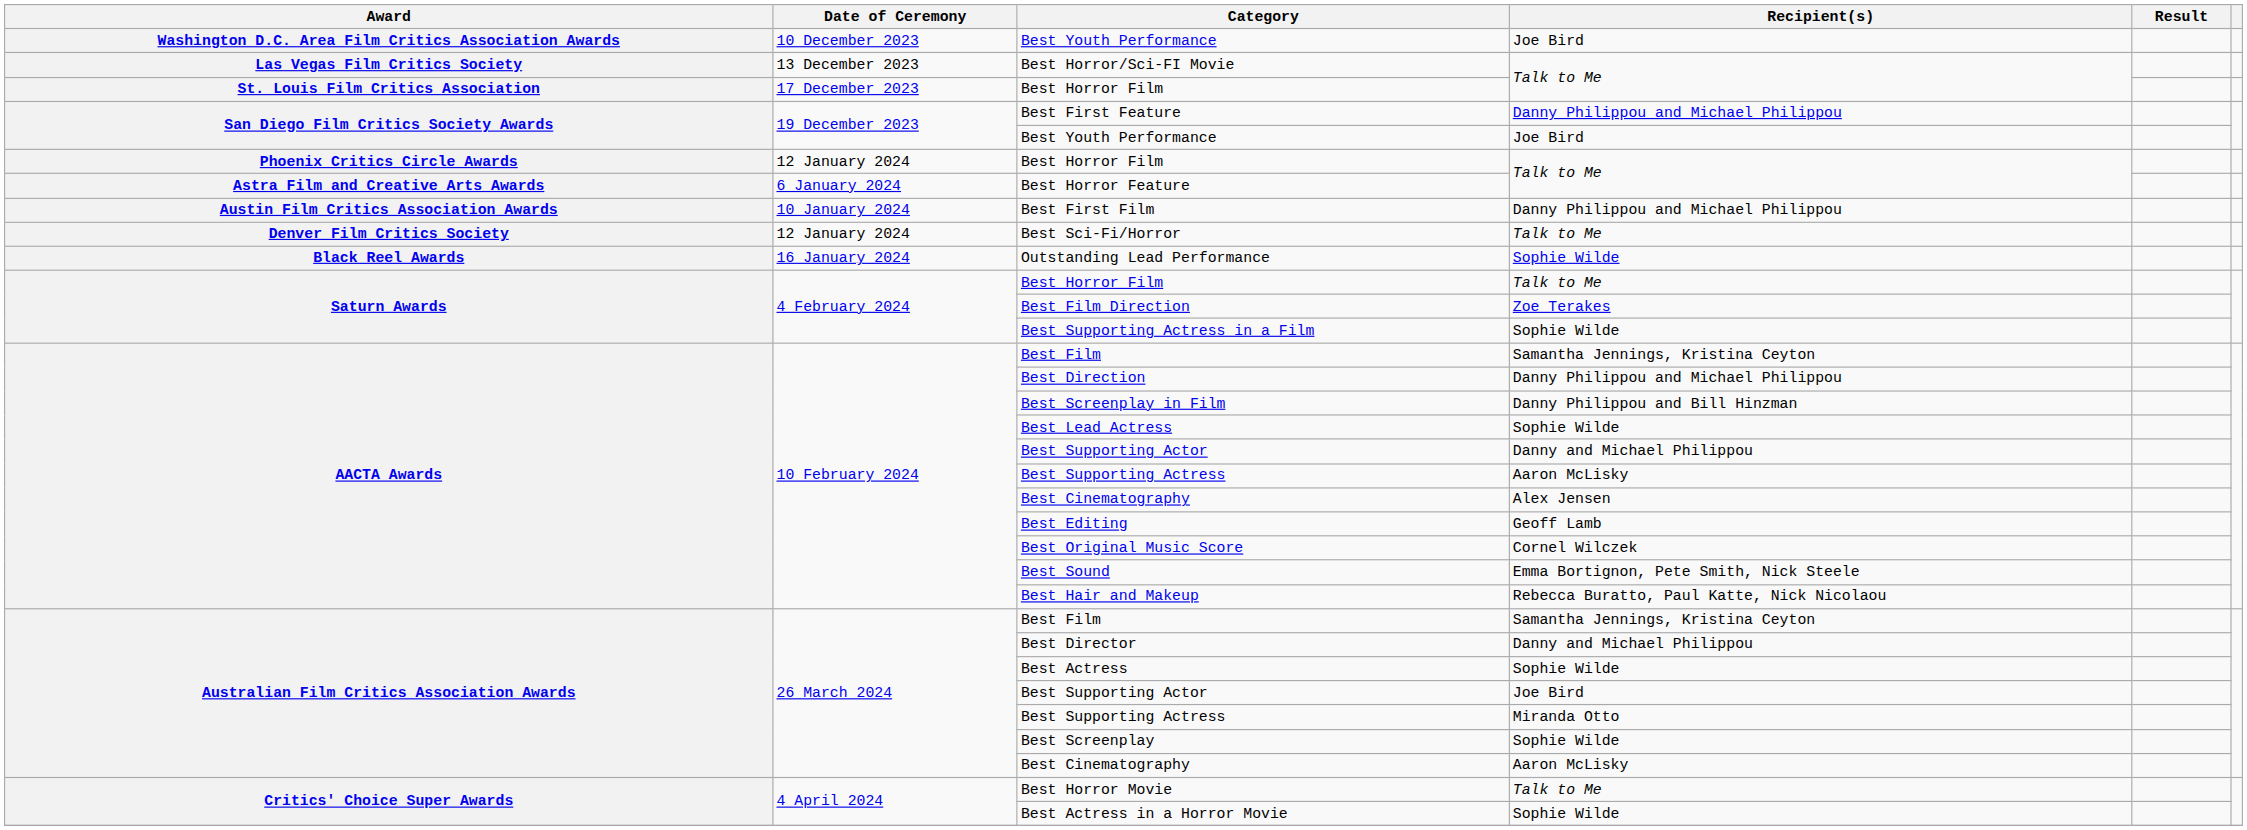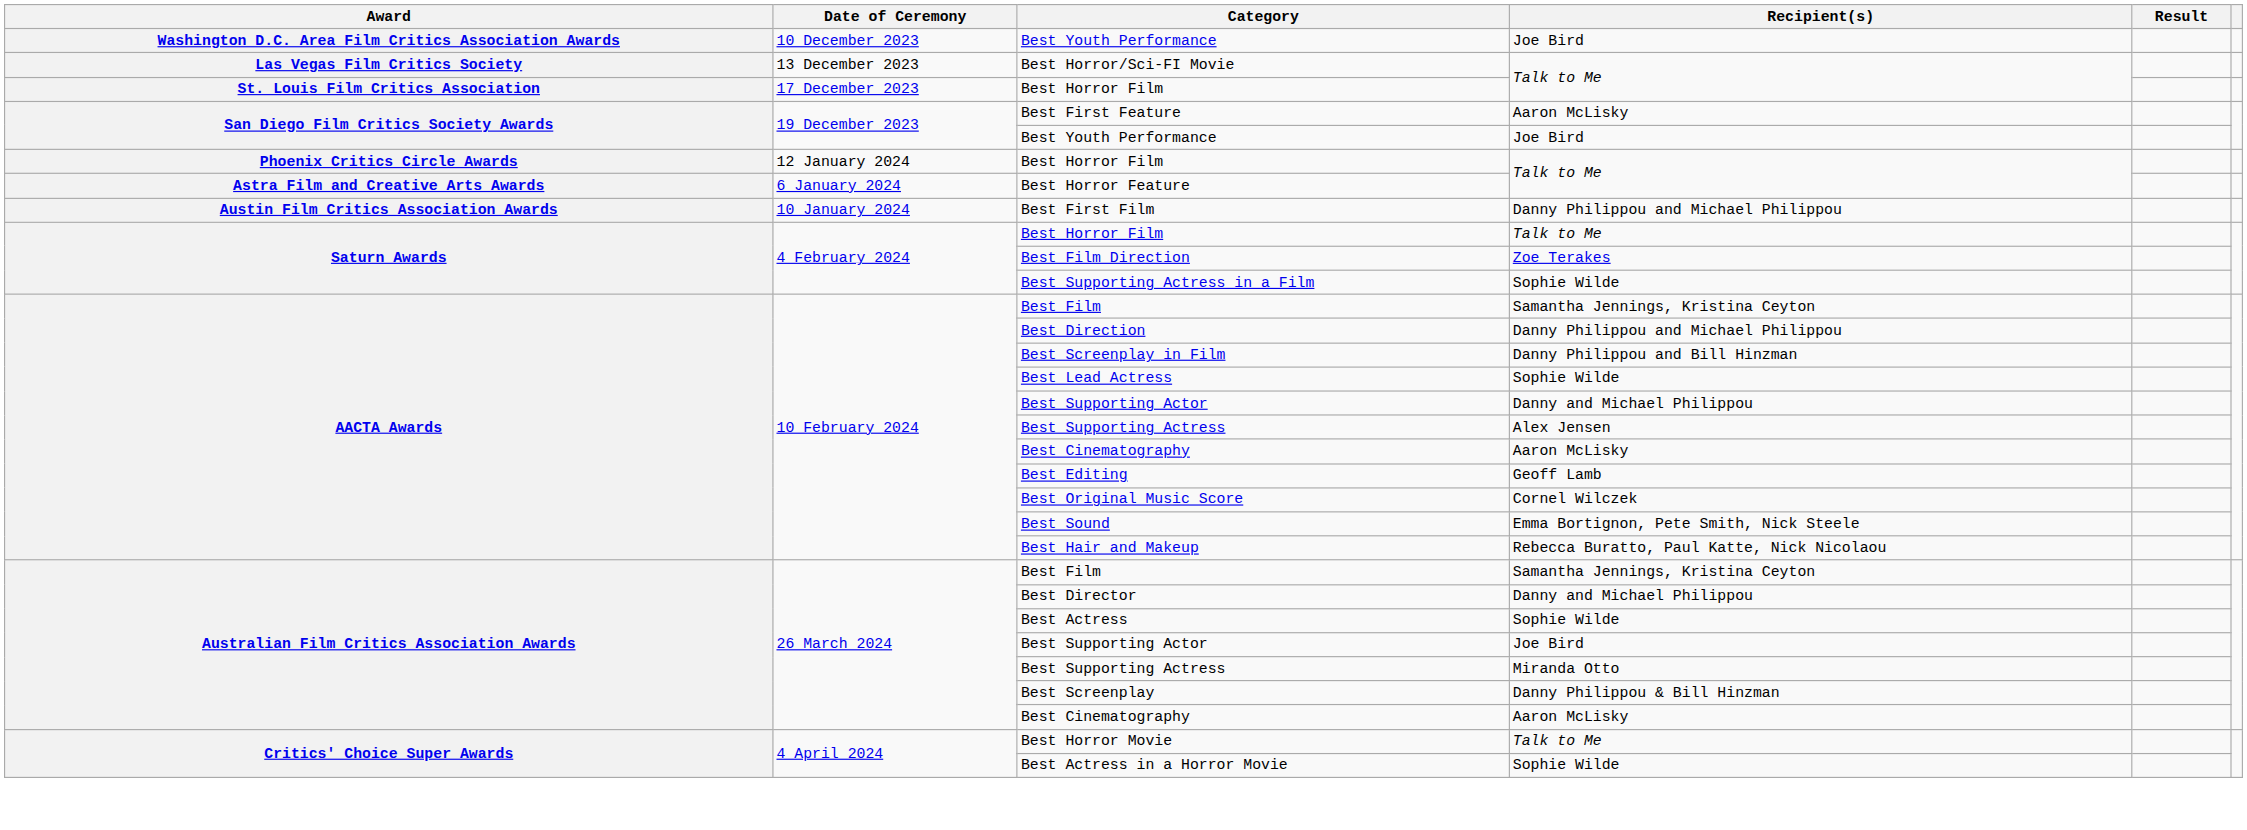(1677, 113) Danny Philippou and Michael Philippou -> (1571, 113) Aaron McLisky
- row: (389, 234)
- row: (389, 258)
(1571, 476) Aaron McLisky -> (1562, 427) Alex Jensen
(1562, 500) Alex Jensen -> (1571, 451) Aaron McLisky
(1566, 741) Sophie Wilde -> (1646, 693) Danny Philippou & Bill Hinzman
